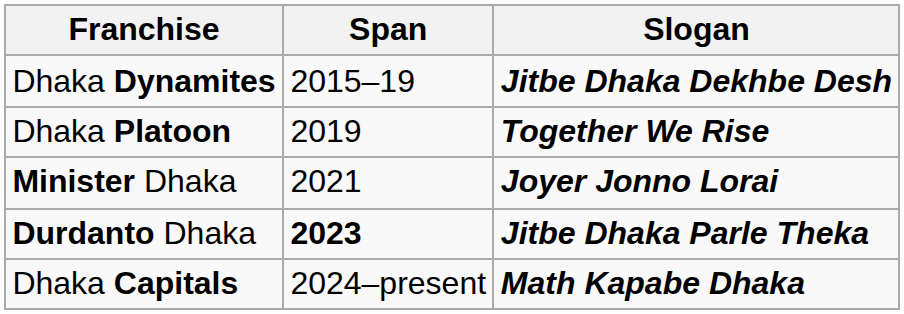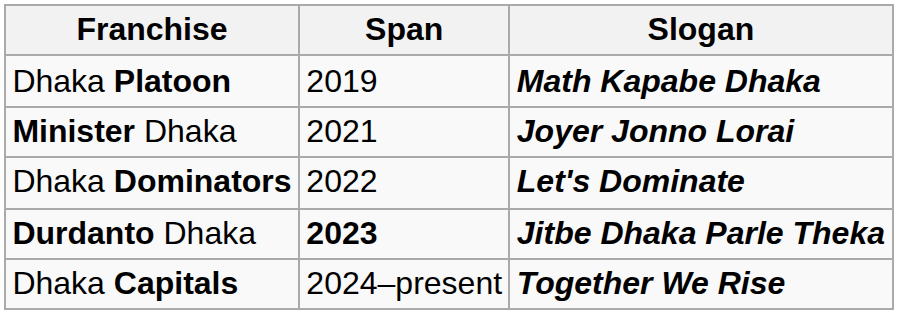- row: (144, 80)
(635, 131) Together We Rise -> (669, 80) Math Kapabe Dhaka
+ row: (152, 182)
(653, 283) Math Kapabe Dhaka -> (651, 283) Together We Rise
